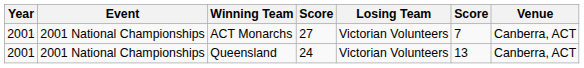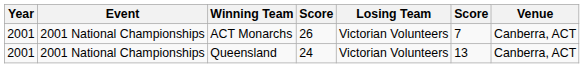(306, 33) 27 -> (306, 33) 26
